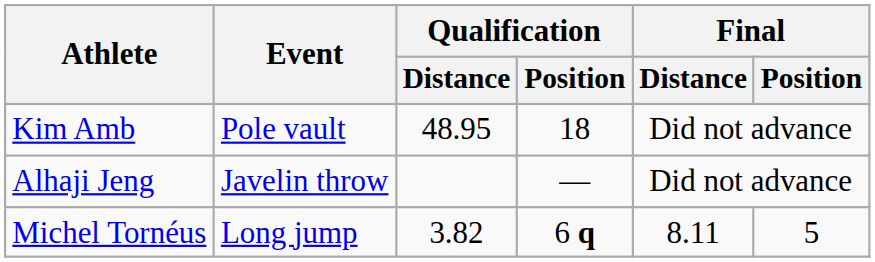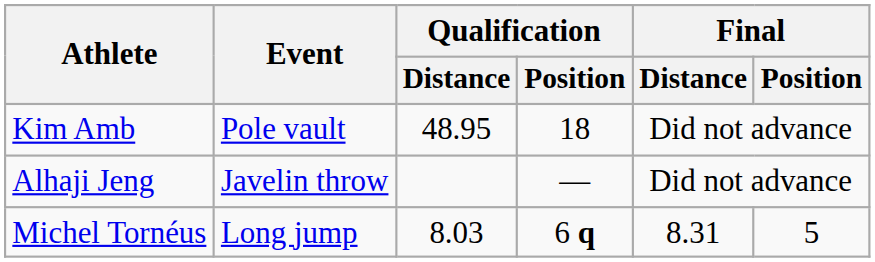(456, 231) 3.82 -> (456, 231) 8.03
(693, 231) 8.11 -> (693, 231) 8.31
